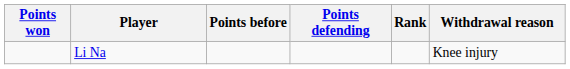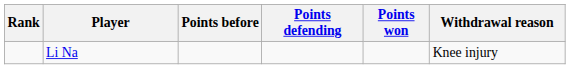columns swapped: (410, 23) <-> (38, 23)
